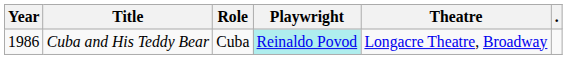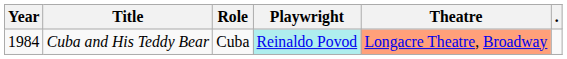(24, 41) 1986 -> (24, 41) 1984
(456, 41) no background -> (456, 41) lightsalmon background
